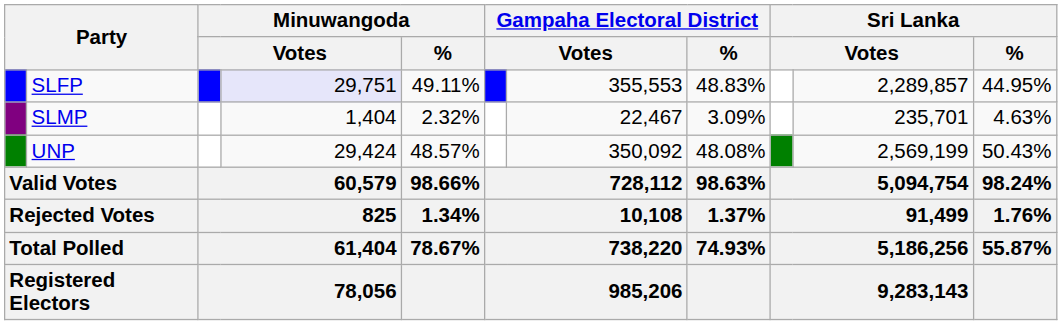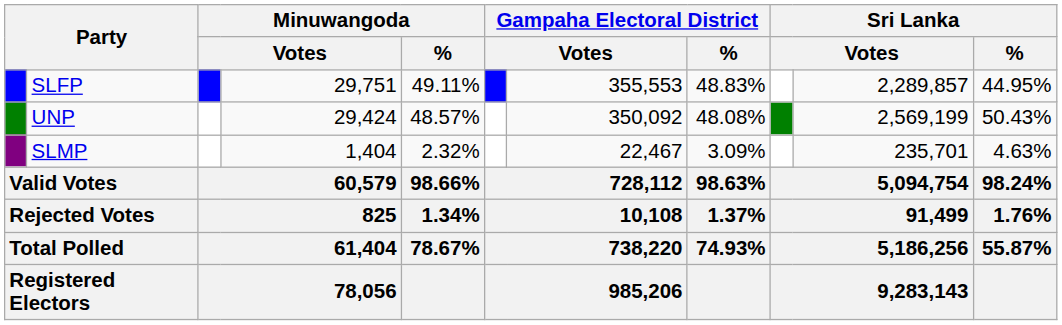(365, 85) lavender background -> (365, 85) no background
rows swapped: (53, 150) <-> (59, 118)
